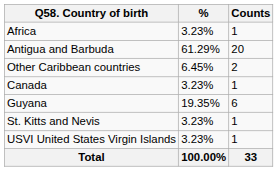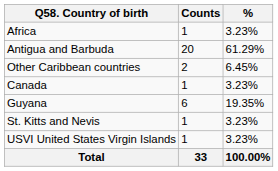columns swapped: (251, 13) <-> (204, 13)
